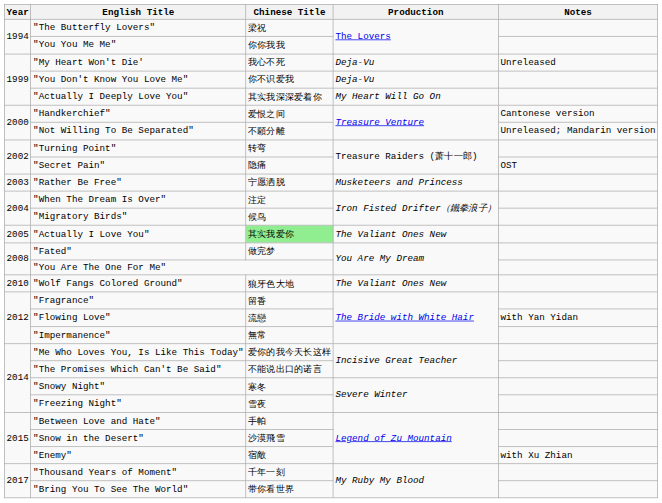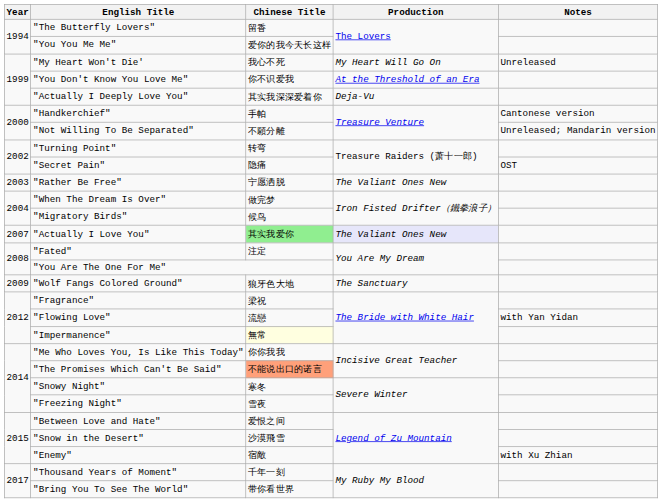(257, 28) 梁祝 -> (257, 28) 留香
(266, 46) 你你我我 -> (290, 46) 爱你的我今天长这样
(355, 62) Deja-Vu -> (388, 62) My Heart Will Go On
(355, 80) Deja-Vu -> (407, 80) At the Threshold of an Era
(388, 97) My Heart Will Go On -> (355, 97) Deja-Vu
(266, 114) 爱恨之间 -> (257, 114) 手帕
(399, 183) Musketeers and Princess -> (391, 183) The Valiant Ones New
(257, 200) 注定 -> (262, 200) 做完梦
(18, 234) 2005 -> (18, 234) 2007
(391, 234) no background -> (391, 234) lavender background
(262, 252) 做完梦 -> (257, 252) 注定
(18, 283) 2010 -> (18, 283) 2009
(391, 283) The Valiant Ones New -> (371, 283) The Sanctuary
(257, 301) 留香 -> (257, 301) 梁祝
(257, 335) no background -> (257, 335) lightyellow background
(290, 352) 爱你的我今天长这样 -> (266, 352) 你你我我
(285, 370) no background -> (285, 370) lightsalmon background
(257, 421) 手帕 -> (266, 421) 爱恨之间
